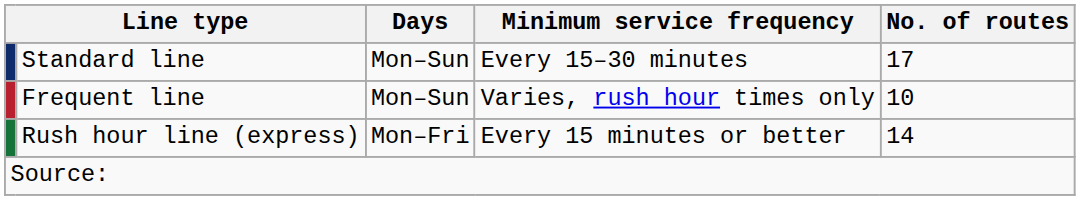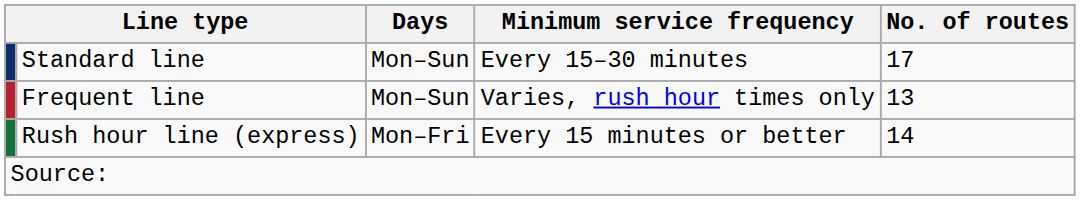(900, 100) 10 -> (900, 100) 13
